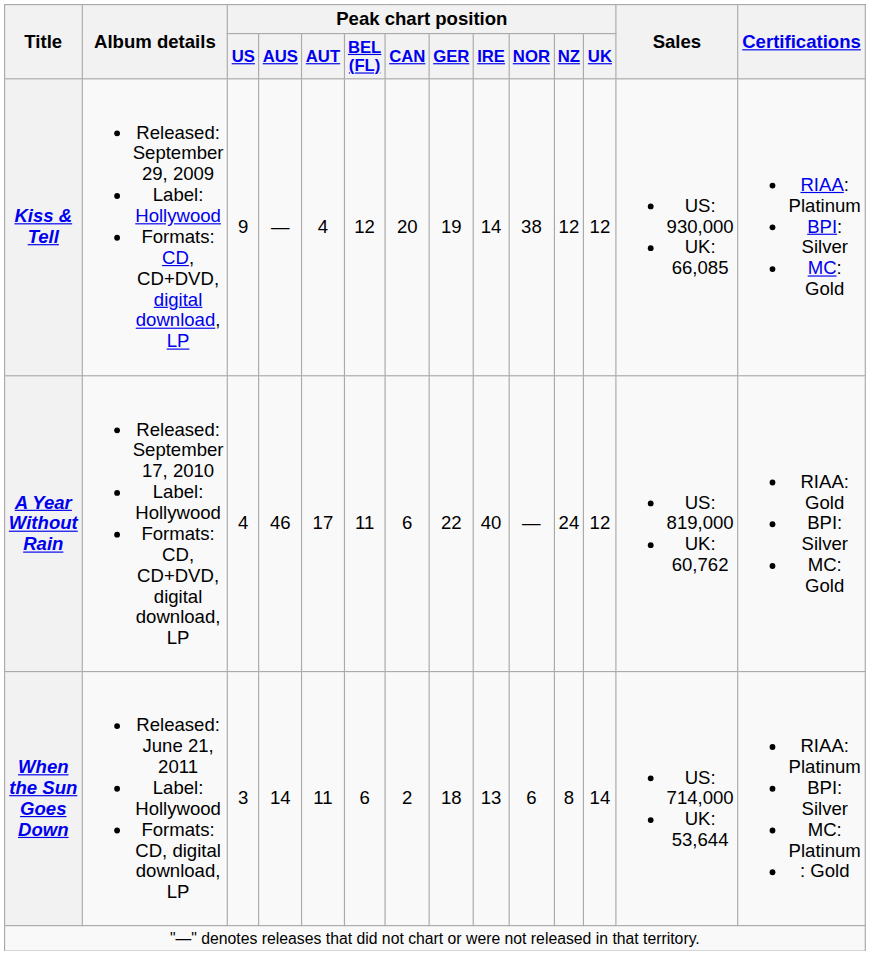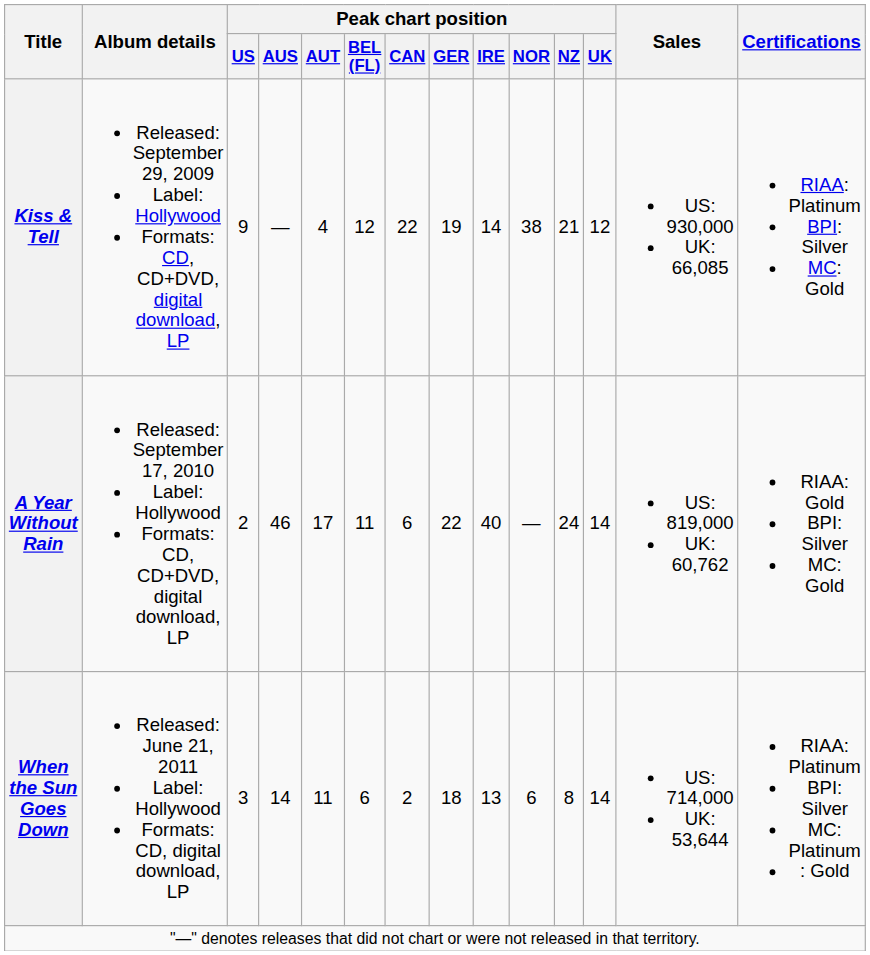(407, 227) 20 -> (407, 227) 22
(569, 227) 12 -> (569, 227) 21
(243, 523) 4 -> (243, 523) 2
(600, 523) 12 -> (600, 523) 14
